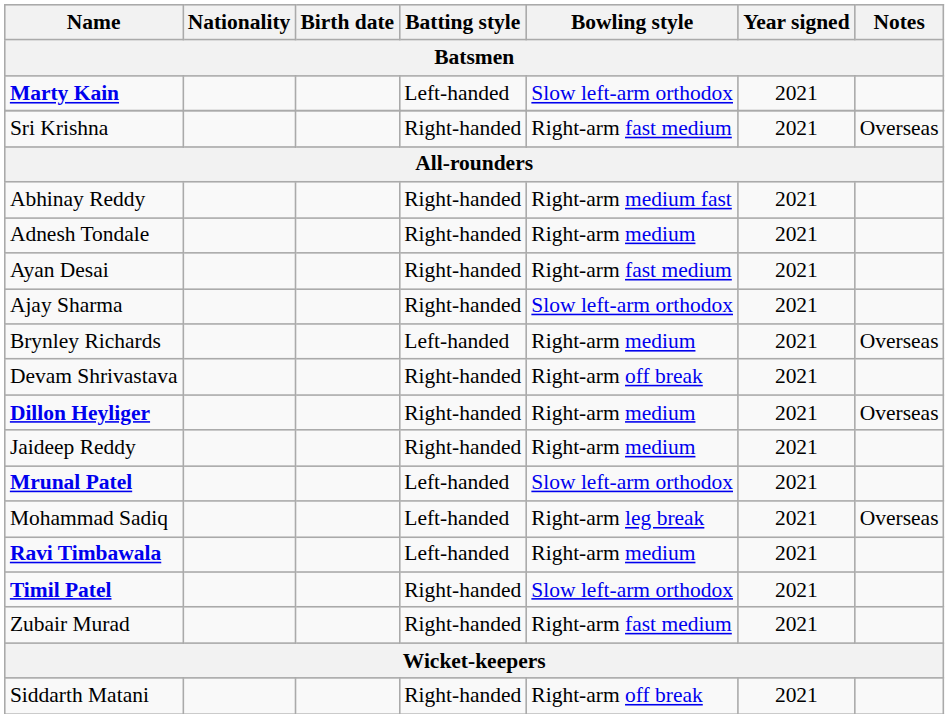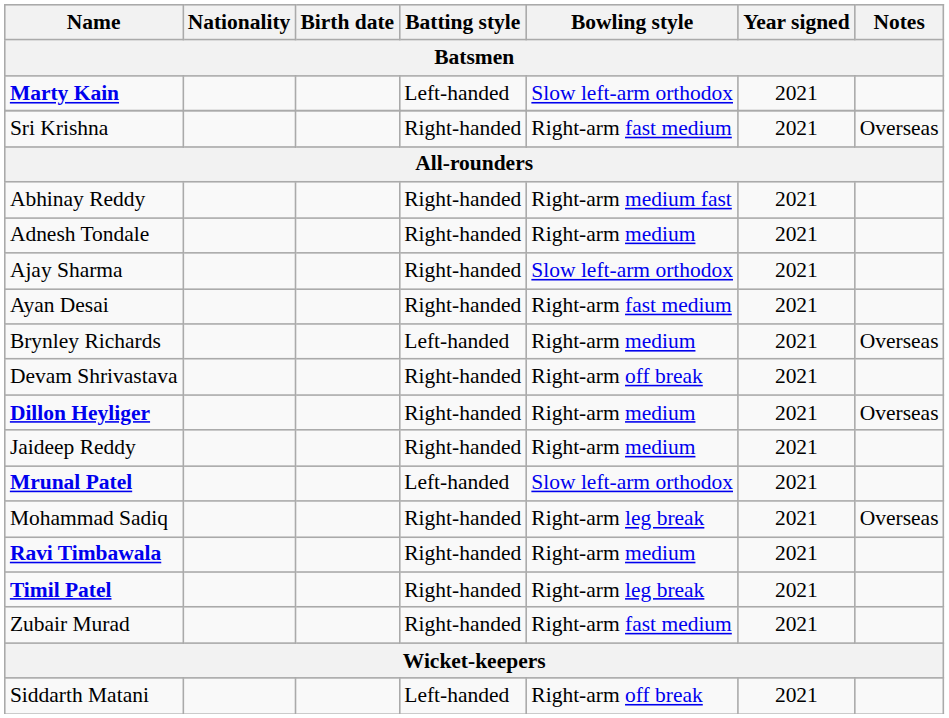rows swapped: (66, 305) <-> (59, 269)
(457, 518) Left-handed -> (463, 518) Right-handed
(457, 553) Left-handed -> (463, 553) Right-handed
(632, 589) Slow left-arm orthodox -> (618, 589) Right-arm leg break
(463, 695) Right-handed -> (457, 695) Left-handed
